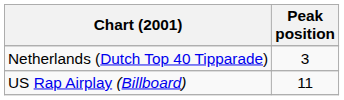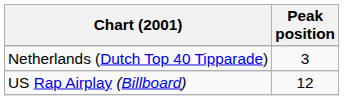(305, 82) 11 -> (305, 82) 12
